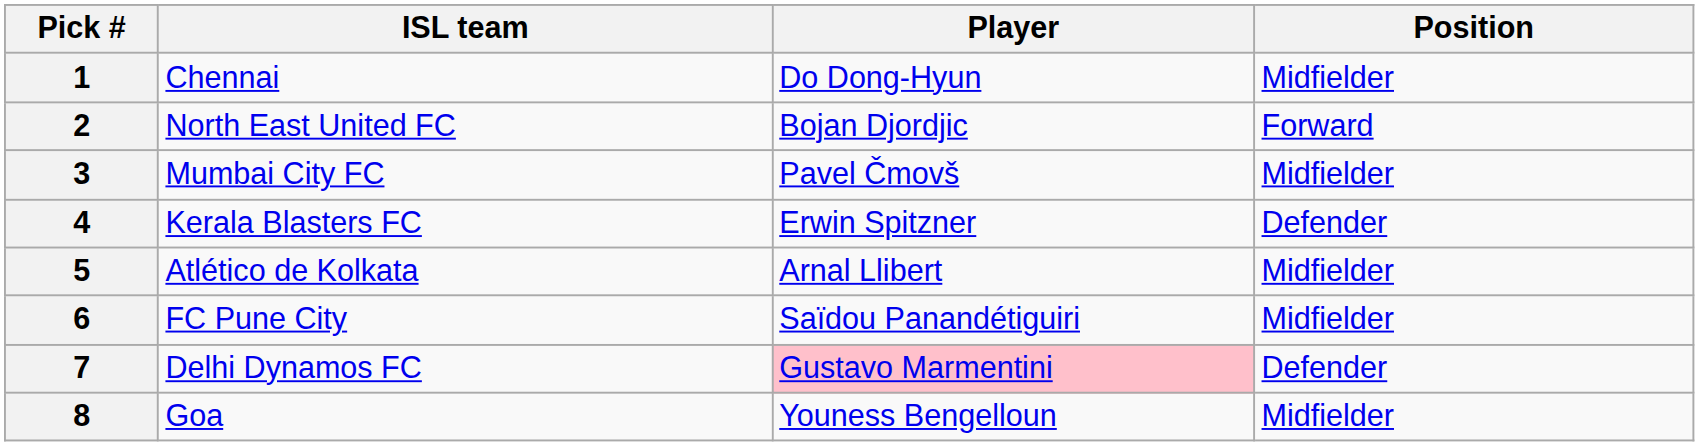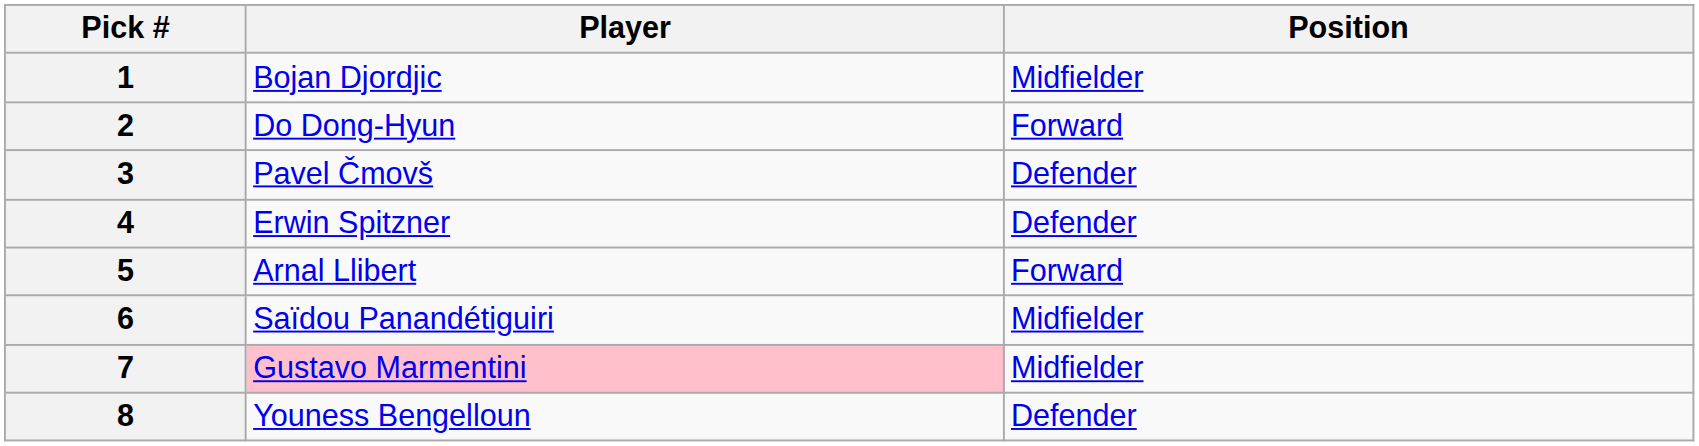- column: (465, 28)
(880, 77) Do Dong-Hyun -> (347, 77) Bojan Djordjic
(874, 125) Bojan Djordjic -> (354, 125) Do Dong-Hyun
(1328, 174) Midfielder -> (1074, 174) Defender
(1328, 271) Midfielder -> (1067, 271) Forward
(1324, 367) Defender -> (1077, 367) Midfielder
(1328, 416) Midfielder -> (1074, 416) Defender
